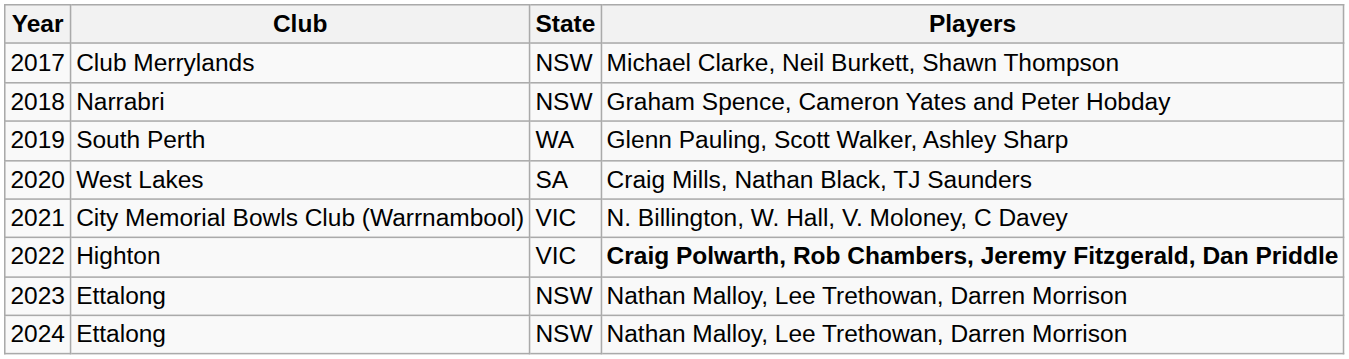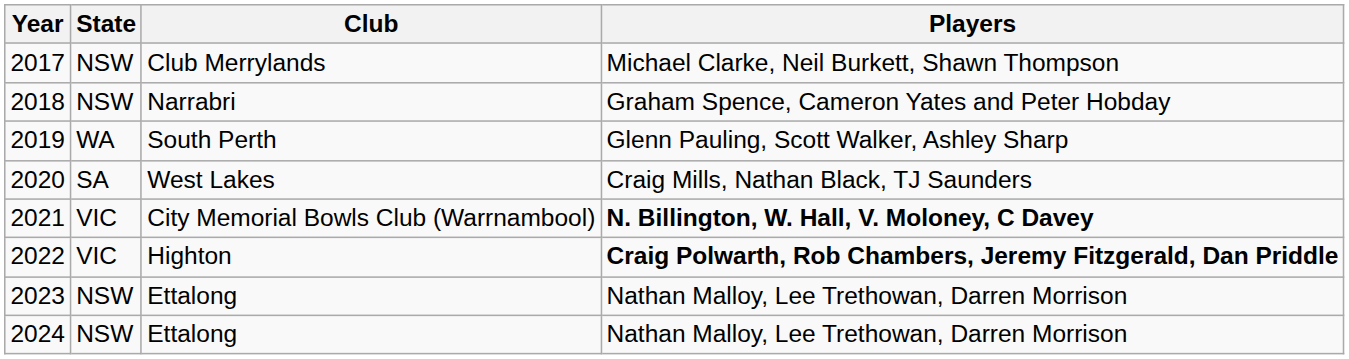columns swapped: (300, 23) <-> (565, 23)
(837, 218) normal -> (850, 218) bold
